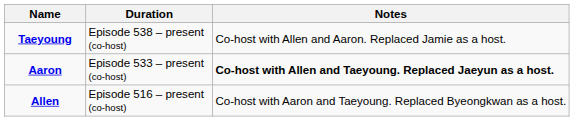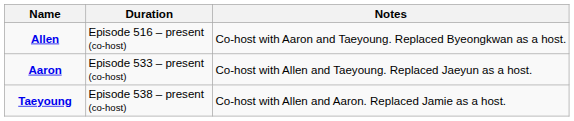rows swapped: (45, 101) <-> (45, 38)
(385, 70) bold -> (374, 70) normal
